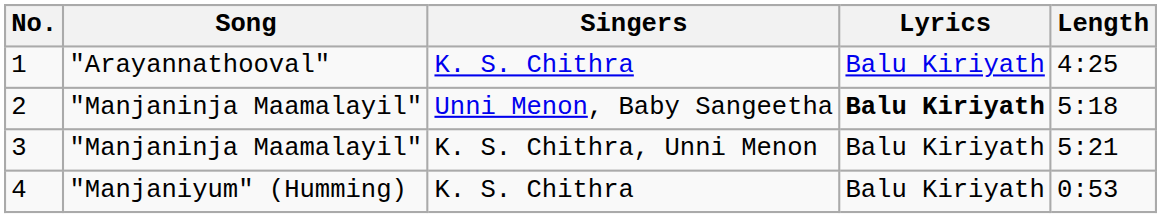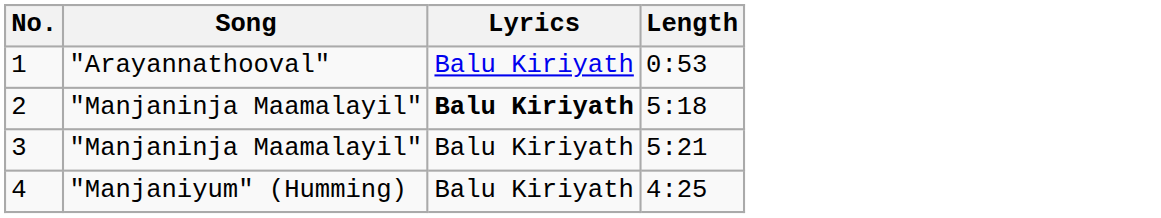- column: (634, 26)
(1088, 67) 4:25 -> (677, 67) 0:53
(1088, 191) 0:53 -> (677, 191) 4:25
